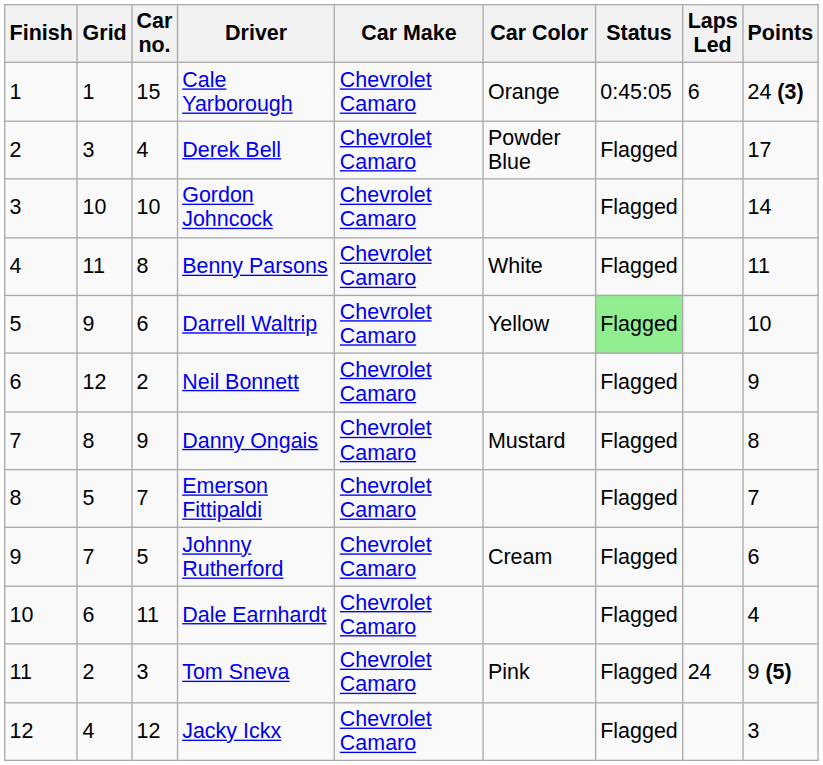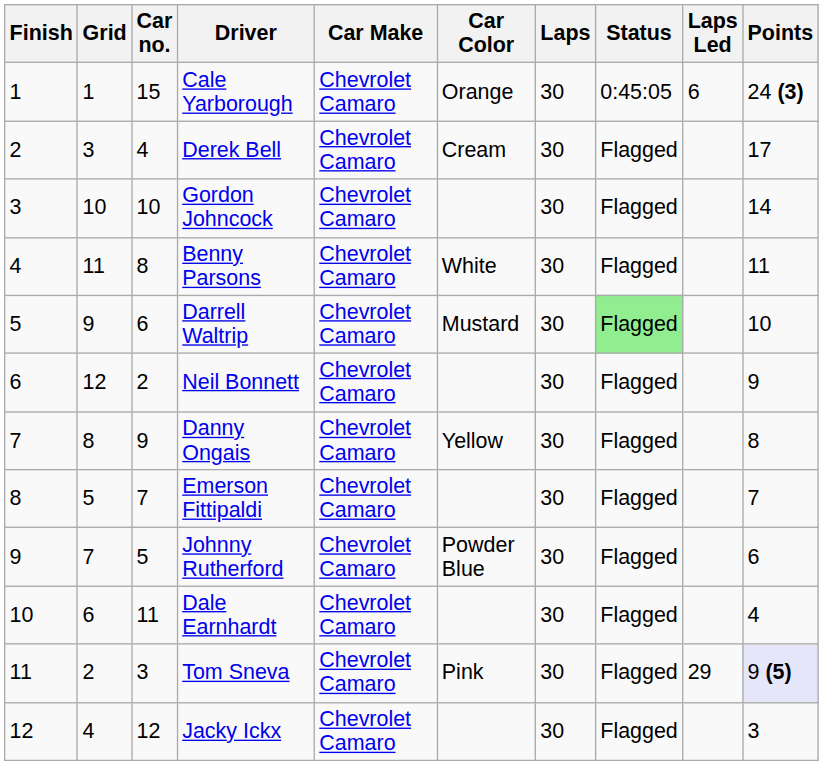+ column: (565, 33)
(539, 150) Powder Blue -> (486, 150) Cream
(539, 324) Yellow -> (486, 324) Mustard
(539, 441) Mustard -> (486, 441) Yellow
(539, 557) Cream -> (486, 557) Powder Blue
(700, 672) 24 -> (700, 672) 29
(770, 672) no background -> (770, 672) lavender background
